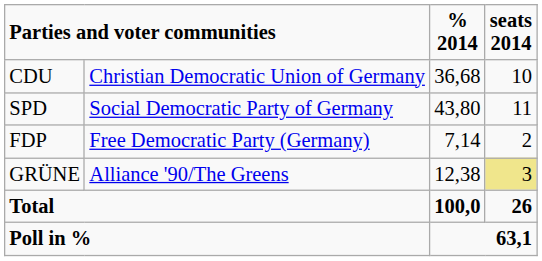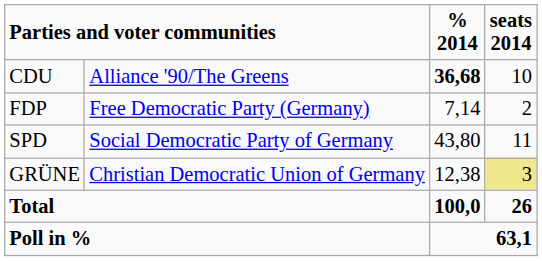(257, 76) Christian Democratic Union of Germany -> (189, 76) Alliance '90/The Greens
(457, 76) normal -> (457, 76) bold
rows swapped: (28, 108) <-> (28, 141)
(189, 173) Alliance '90/The Greens -> (257, 173) Christian Democratic Union of Germany
